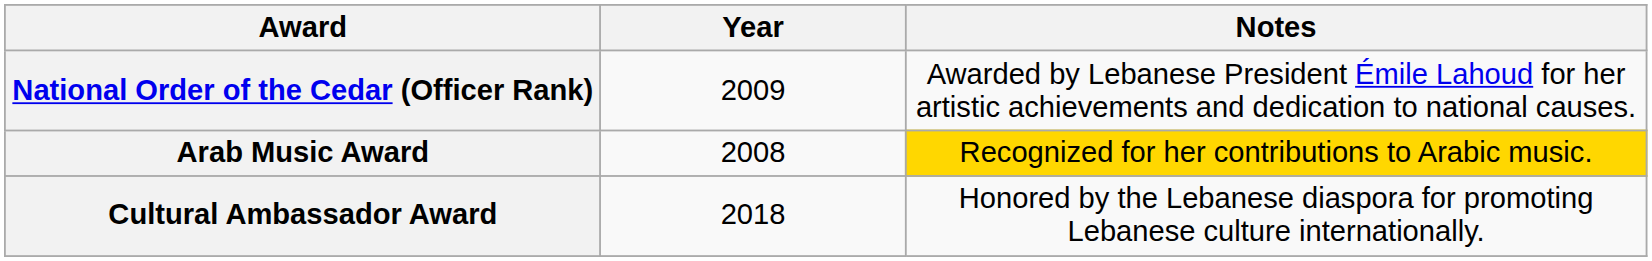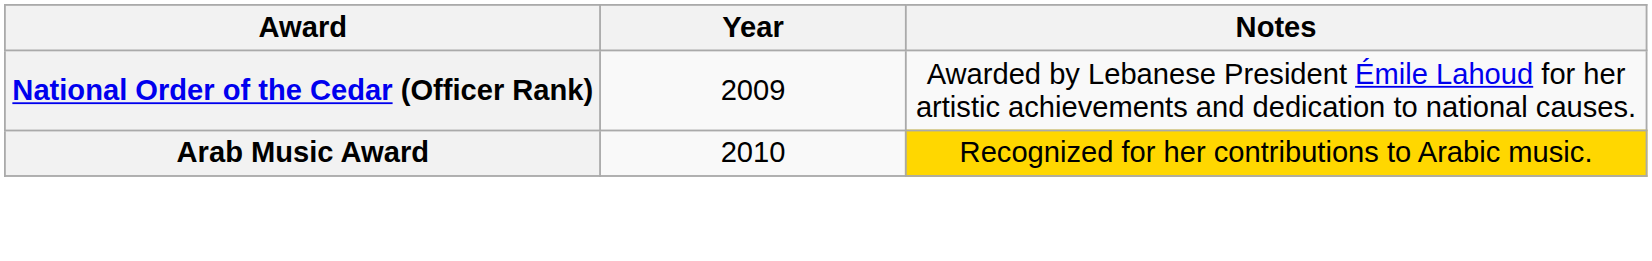(753, 152) 2008 -> (753, 152) 2010
- row: (303, 215)
